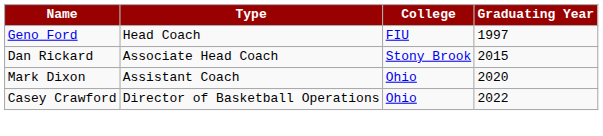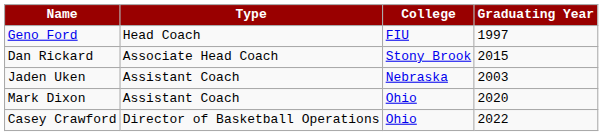+ row: (47, 78)
